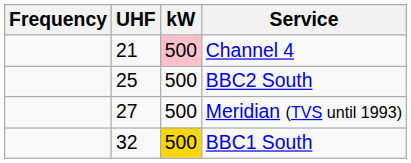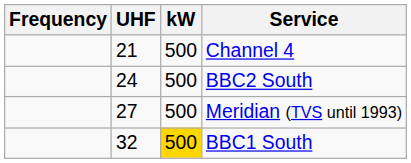(181, 50) pink background -> (181, 50) no background
(127, 81) 25 -> (127, 81) 24
